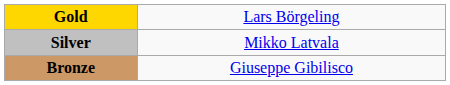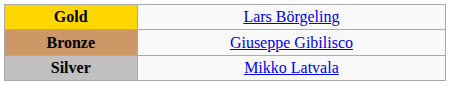rows swapped: (71, 42) <-> (71, 67)
